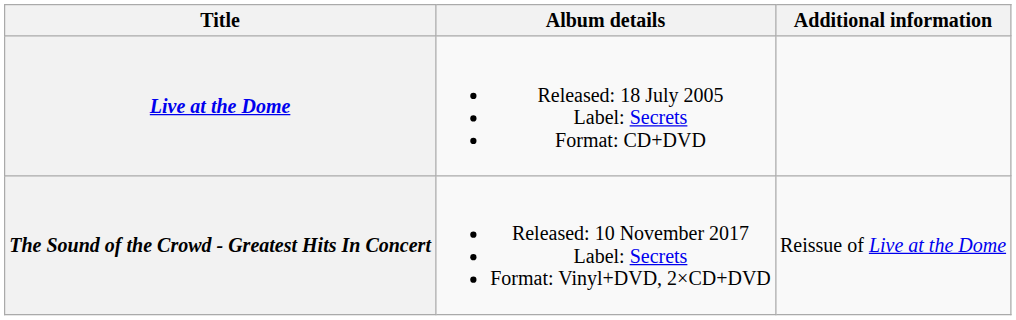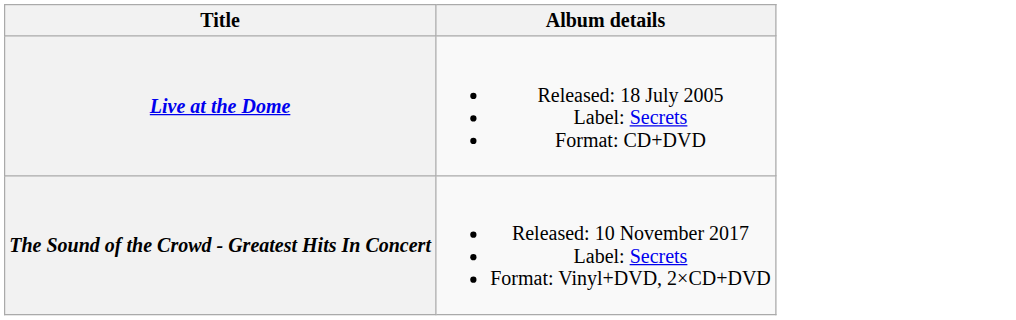- column: (893, 20)
